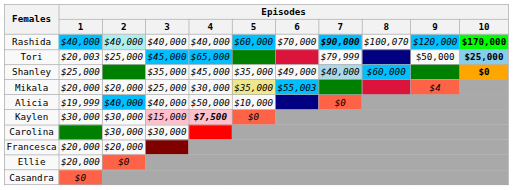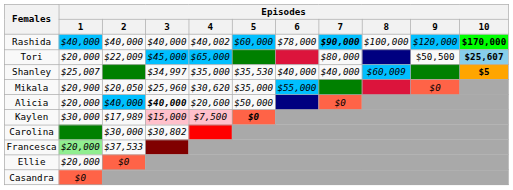(124, 42) paleturquoise background -> (124, 42) no background
(210, 42) $40,000 -> (210, 42) $40,002
(297, 42) $70,000 -> (297, 42) $78,000
(386, 42) $100,070 -> (386, 42) $100,000
(80, 57) $20,003 -> (80, 57) $20,000
(124, 57) $25,000 -> (124, 57) $22,009
(340, 57) $79,999 -> (340, 57) $80,000
(435, 57) $50,000 -> (435, 57) $50,500
(484, 57) $25,000 -> (484, 57) $25,607
(80, 72) $25,000 -> (80, 72) $25,007
(167, 72) $35,000 -> (167, 72) $34,997
(210, 72) $45,000 -> (210, 72) $35,000
(254, 72) $35,000 -> (254, 72) $35,530
(297, 72) $49,000 -> (297, 72) $40,000
(340, 72) lightblue background -> (340, 72) no background
(386, 72) $60,000 -> (386, 72) $60,009
(484, 72) $0 -> (484, 72) $5
(80, 87) $20,000 -> (80, 87) $20,900
(124, 87) $20,000 -> (124, 87) $20,050
(167, 87) $25,000 -> (167, 87) $25,960
(210, 87) $30,000 -> (210, 87) $30,620
(254, 87) khaki background -> (254, 87) no background
(297, 87) $55,003 -> (297, 87) $55,000
(435, 87) $4 -> (435, 87) $0
(80, 102) $19,999 -> (80, 102) $20,000
(167, 102) normal -> (167, 102) bold
(210, 102) $50,000 -> (210, 102) $20,600
(254, 102) $10,000 -> (254, 102) $50,000
(124, 117) $30,000 -> (124, 117) $17,989
(210, 117) bold -> (210, 117) normal
(254, 117) normal -> (254, 117) bold
(167, 132) $30,000 -> (167, 132) $30,802
(80, 147) no background -> (80, 147) lightgreen background
(124, 147) $20,000 -> (124, 147) $37,533
